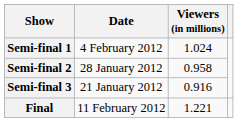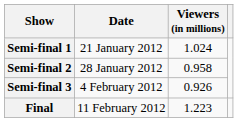(121, 48) 4 February 2012 -> (121, 48) 21 January 2012
(121, 87) 21 January 2012 -> (121, 87) 4 February 2012
(198, 87) 0.916 -> (198, 87) 0.926
(198, 107) 1.221 -> (198, 107) 1.223
